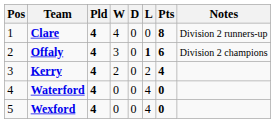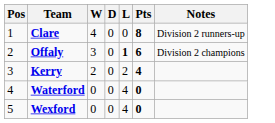- column: (99, 14)
